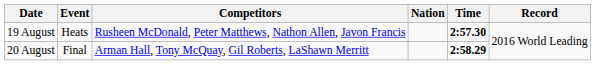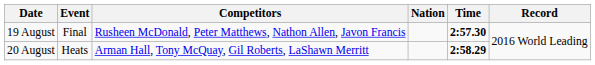(75, 32) Heats -> (75, 32) Final
(75, 50) Final -> (75, 50) Heats
